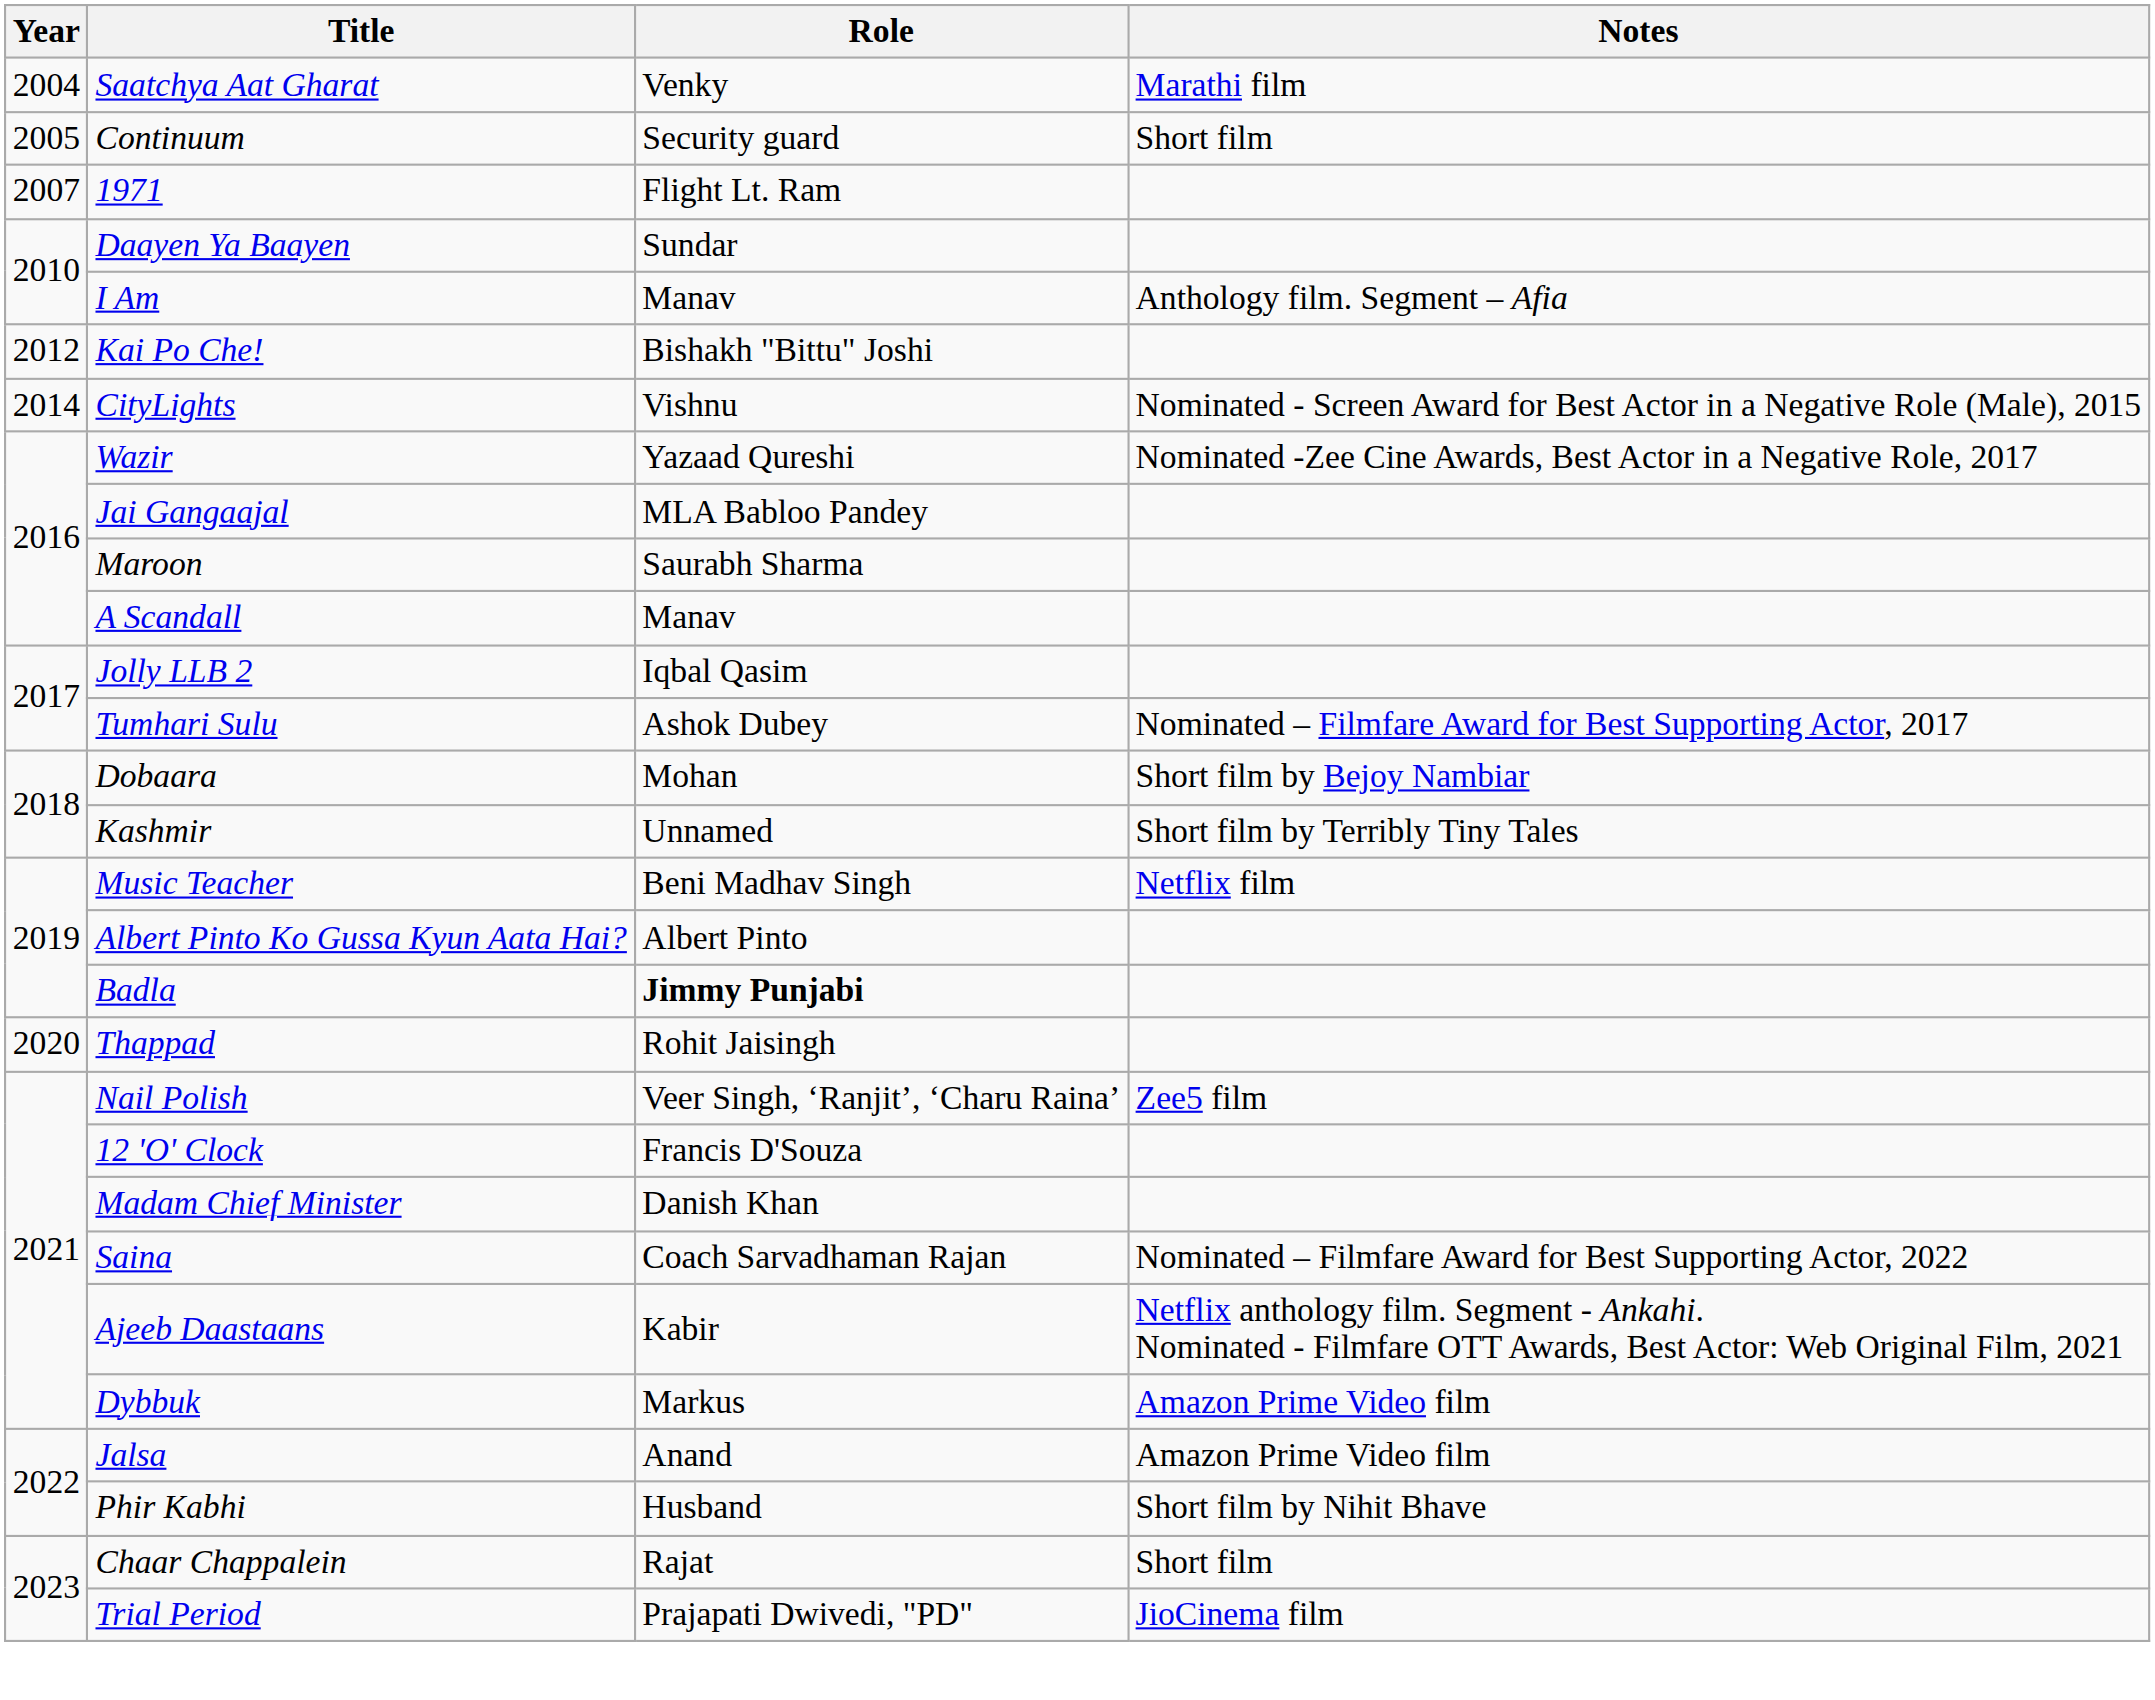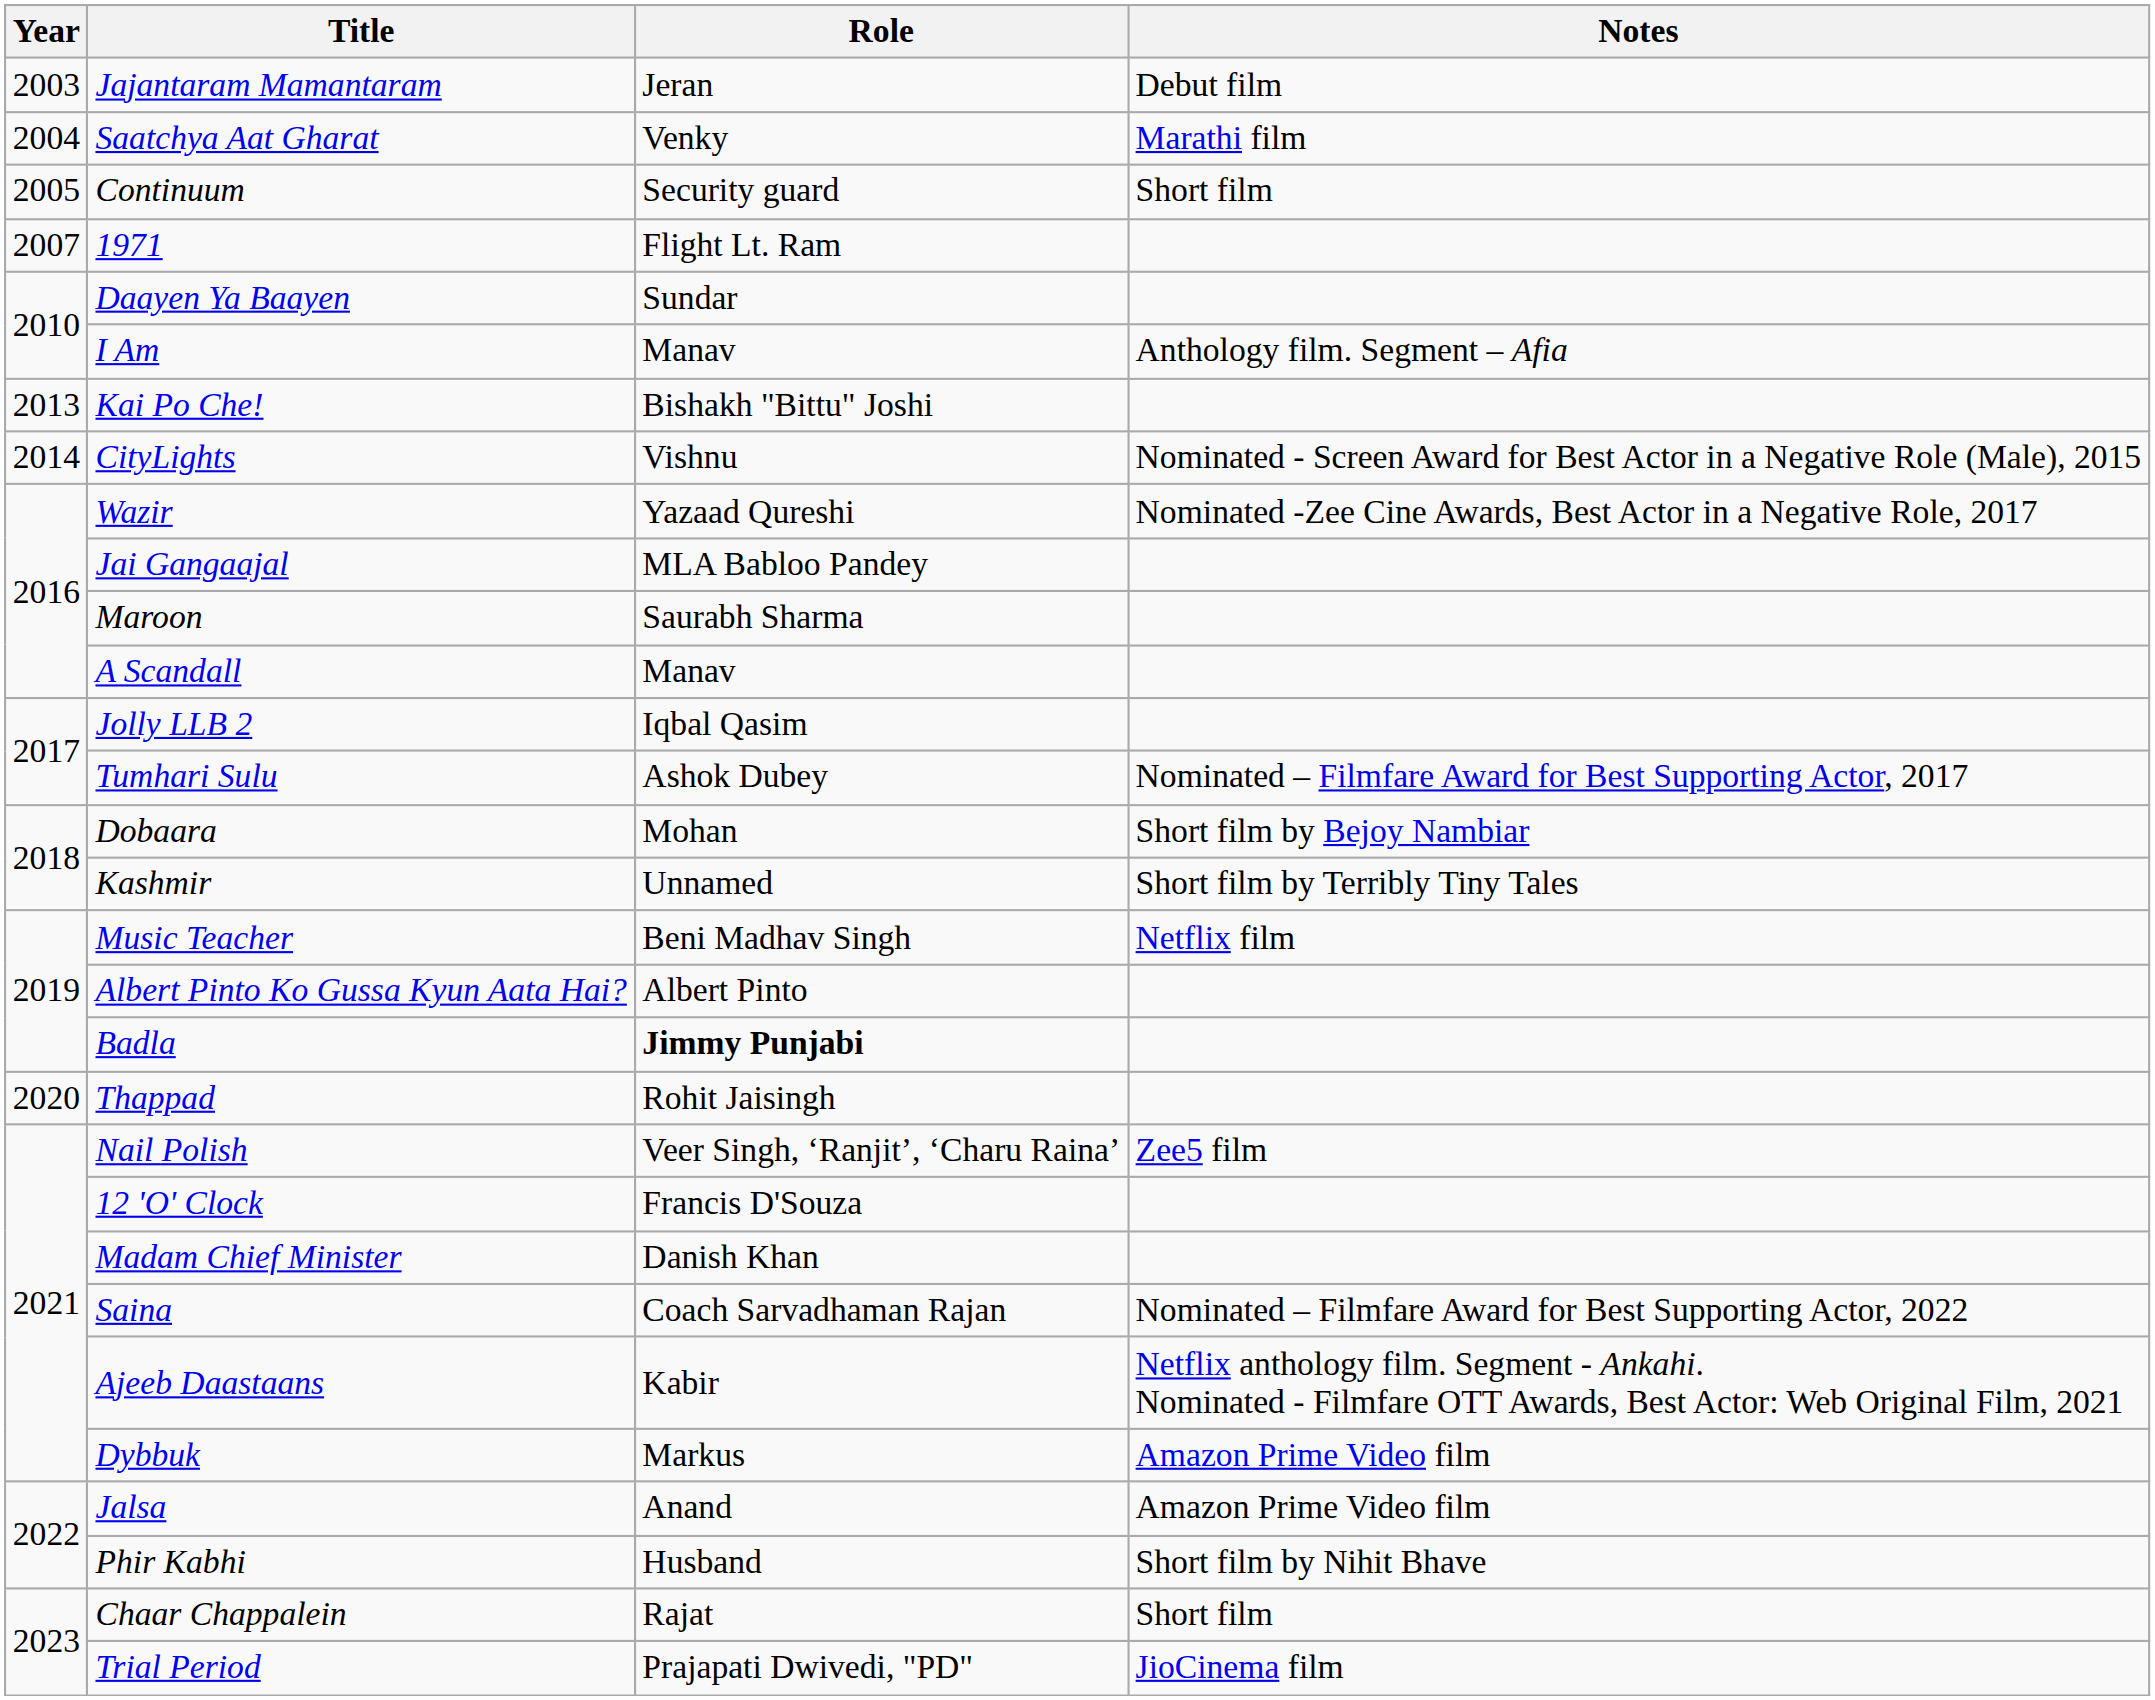+ row: (269, 84)
(46, 350) 2012 -> (46, 404) 2013
